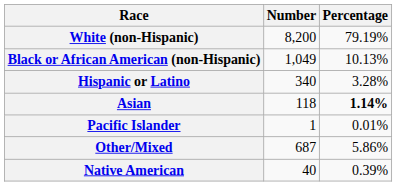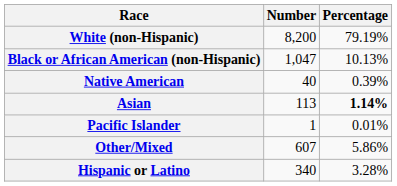(301, 59) 1,049 -> (301, 59) 1,047
rows swapped: (134, 170) <-> (134, 81)
(306, 103) 118 -> (306, 103) 113
(306, 147) 687 -> (306, 147) 607
